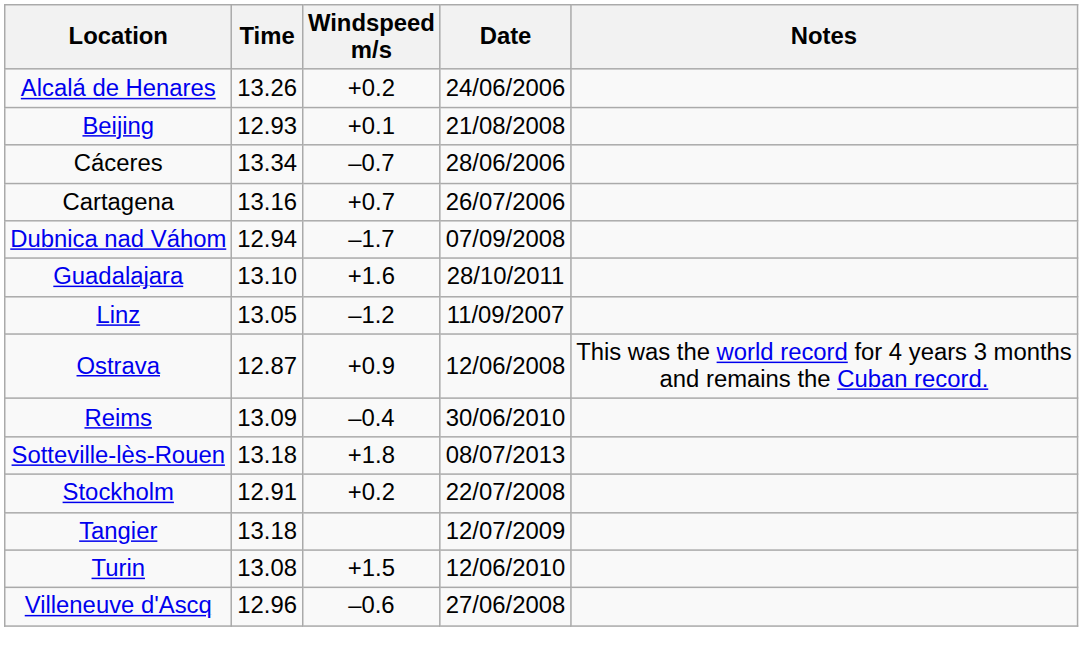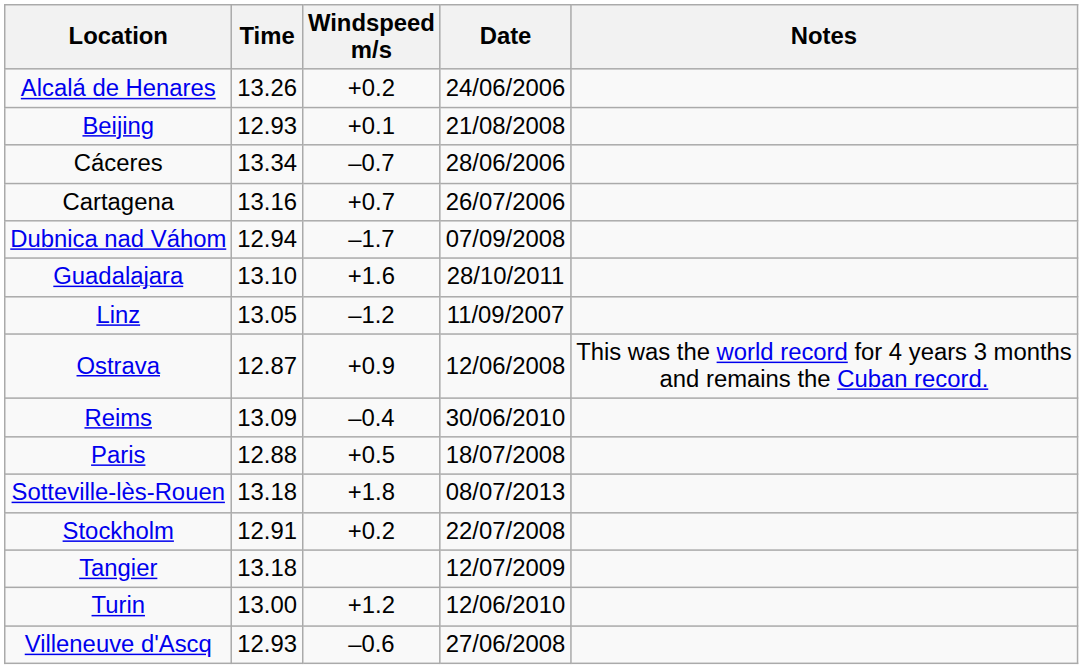+ row: (118, 455)
(267, 568) 13.08 -> (267, 606) 13.00
(371, 568) +1.5 -> (371, 606) +1.2
(267, 606) 12.96 -> (267, 644) 12.93
